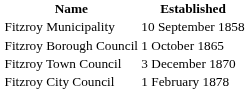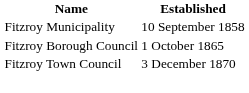- row: (59, 82)
